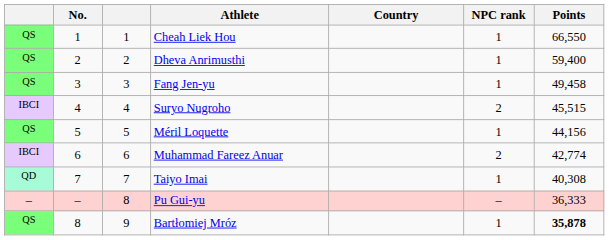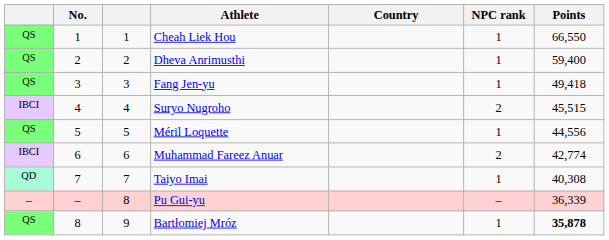(569, 84) 49,458 -> (569, 84) 49,418
(569, 131) 44,156 -> (569, 131) 44,556
(569, 201) 36,333 -> (569, 201) 36,339
